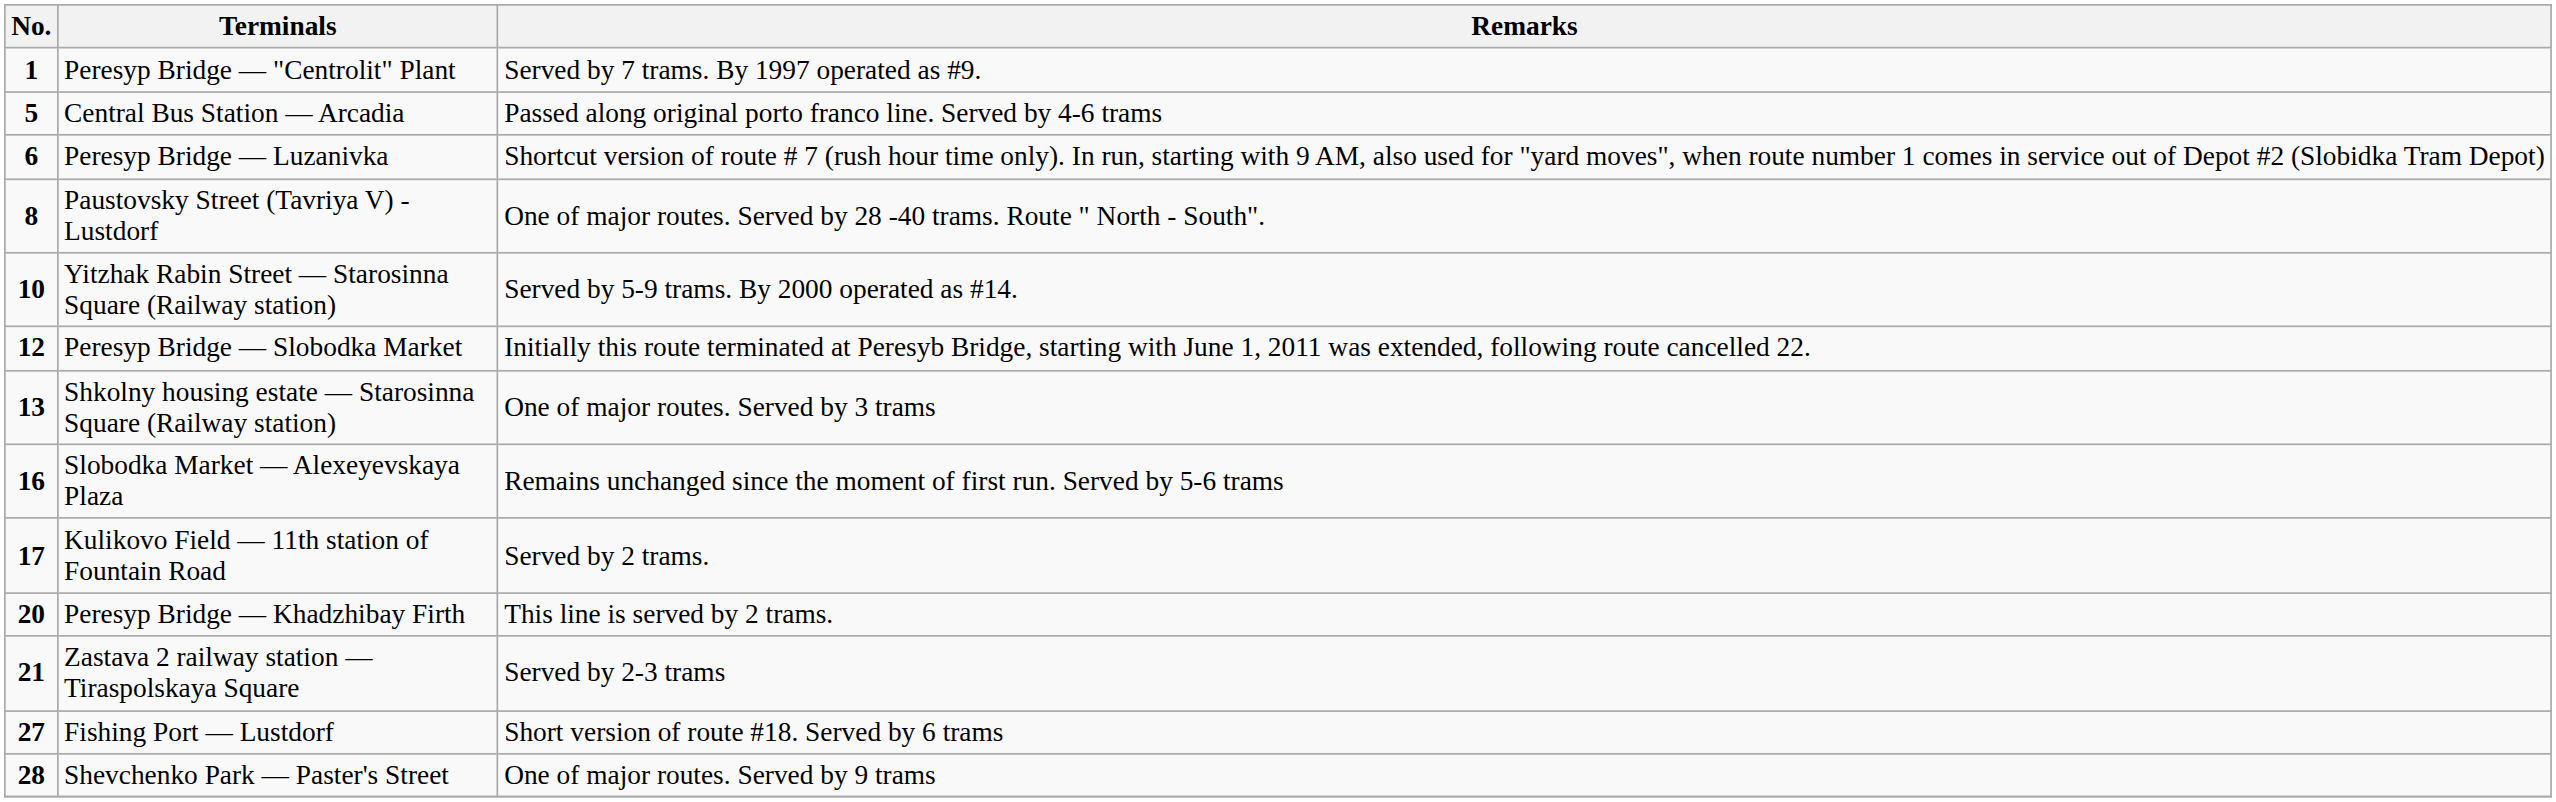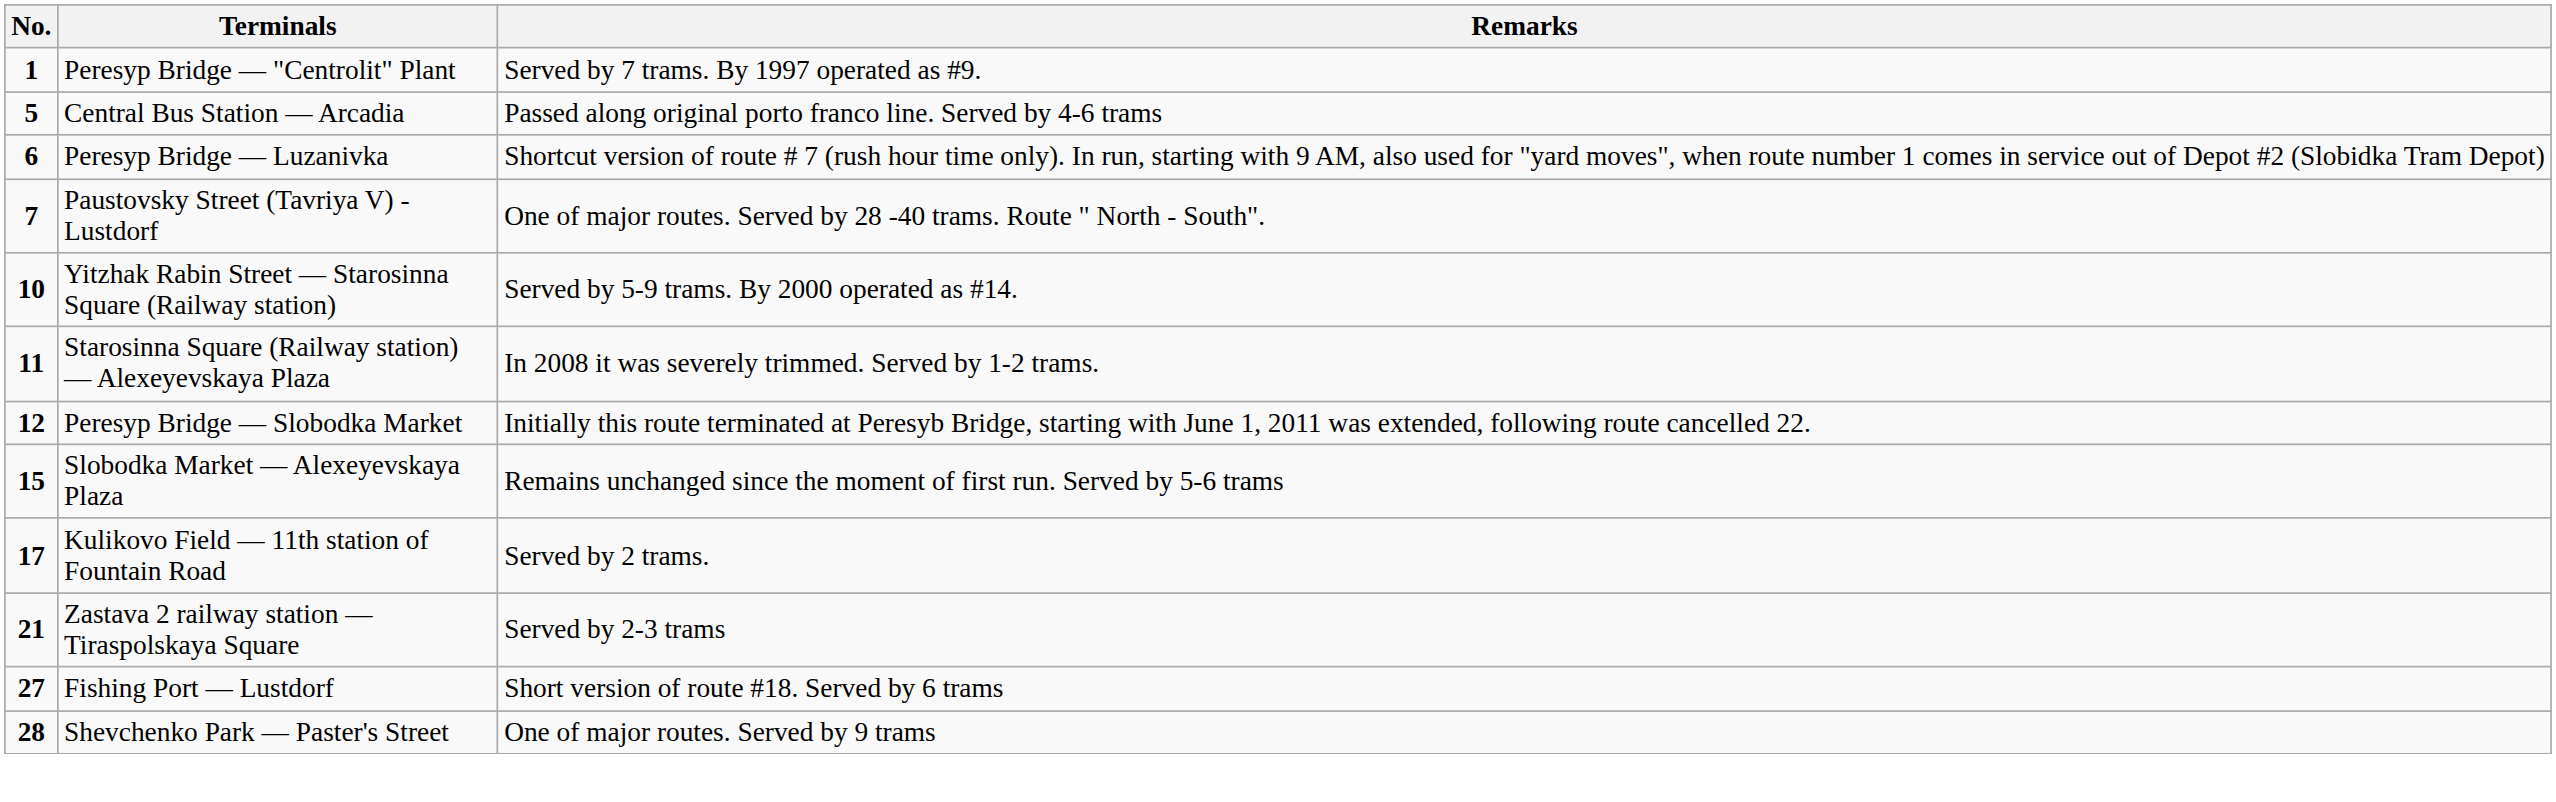(31, 215) 8 -> (31, 215) 7
+ row: (261, 363)
- row: (269, 406)
(31, 481) 16 -> (31, 481) 15
- row: (265, 614)
